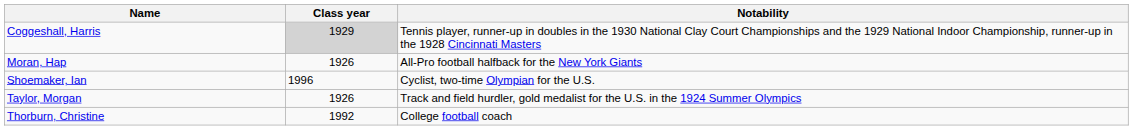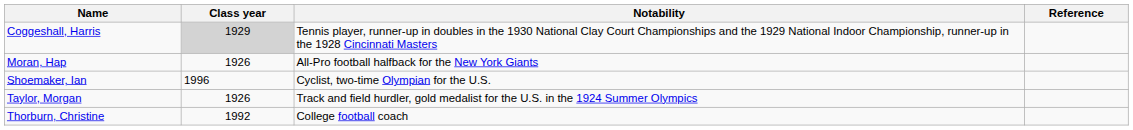+ column: (1076, 13)
